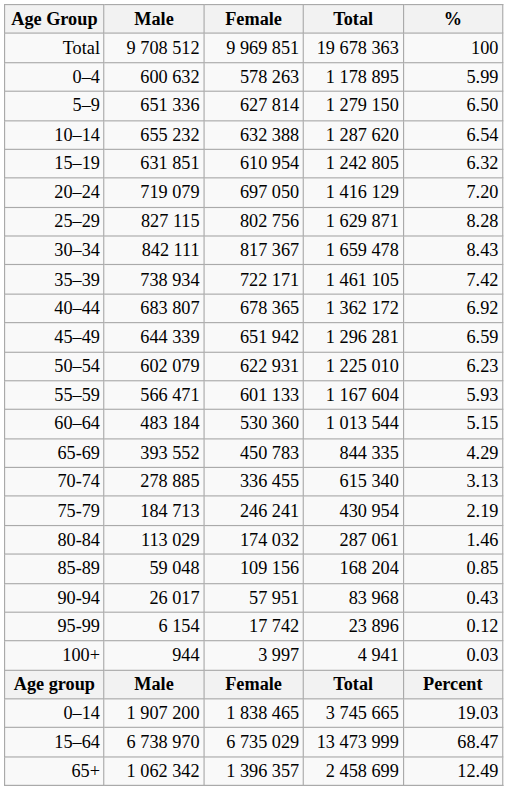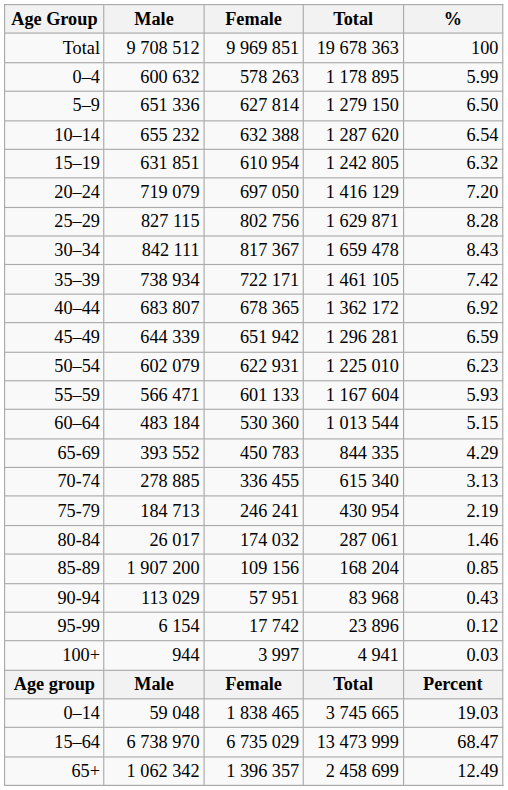(170, 539) 113 029 -> (175, 539) 26 017
(175, 568) 59 048 -> (163, 568) 1 907 200
(175, 597) 26 017 -> (170, 597) 113 029
(163, 713) 1 907 200 -> (175, 713) 59 048
